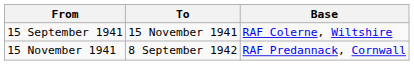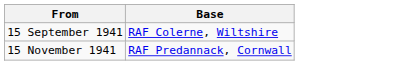- column: (183, 14)
